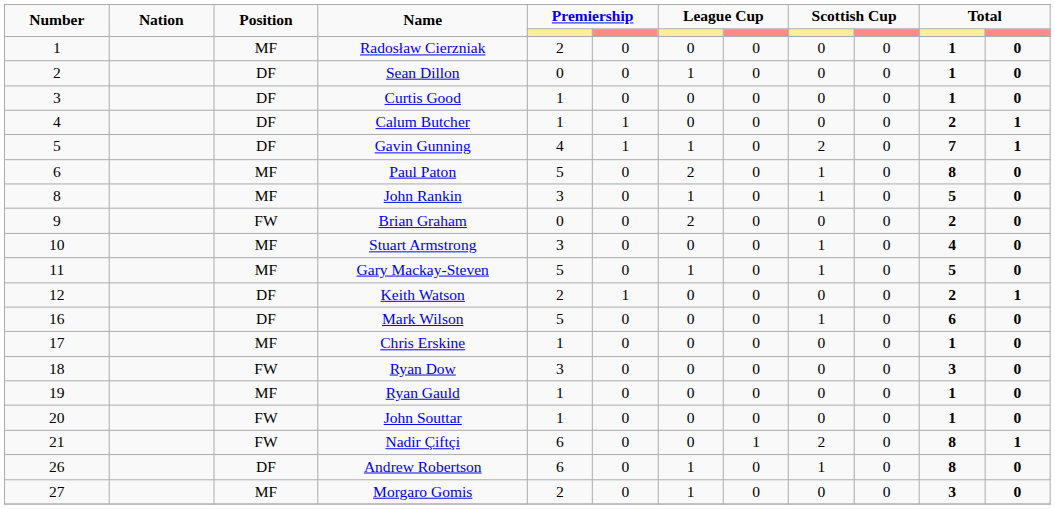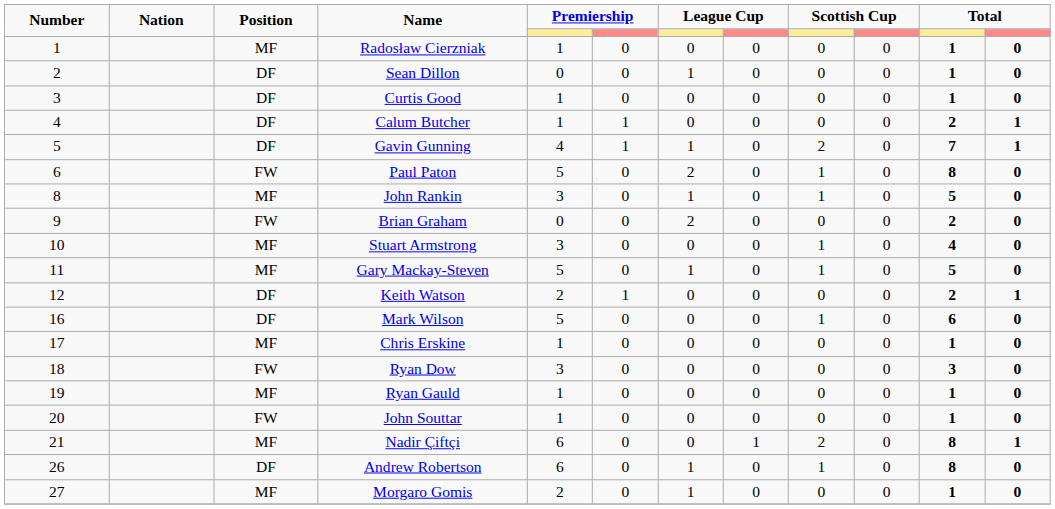(560, 48) 2 -> (560, 48) 1
(266, 171) MF -> (266, 171) FW
(266, 442) FW -> (266, 442) MF
(952, 491) 3 -> (952, 491) 1
